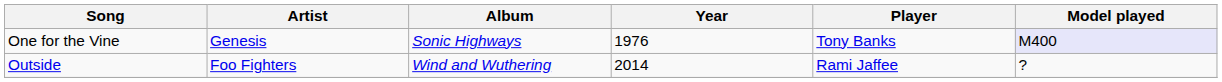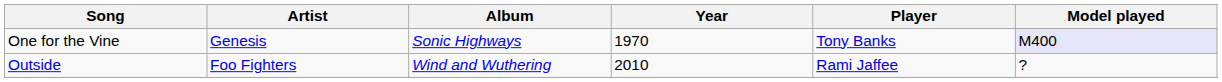(631, 41) 1976 -> (631, 41) 1970
(631, 65) 2014 -> (631, 65) 2010
